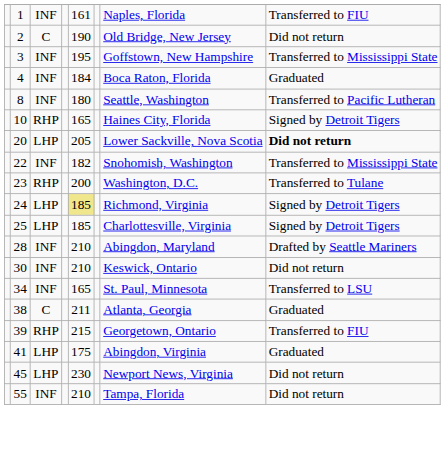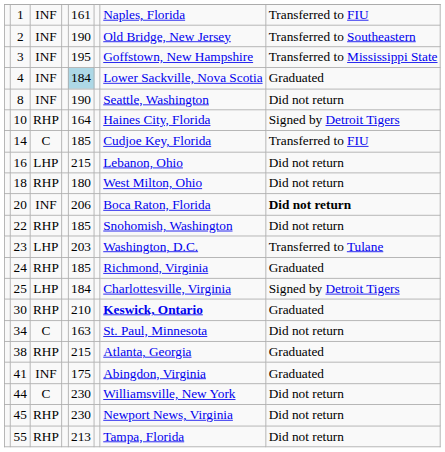(46, 36) C -> (46, 36) INF
(306, 36) Did not return -> (342, 36) Transferred to Southeastern
(81, 78) no background -> (81, 78) lightblue background
(157, 78) Boca Raton, Florida -> (183, 78) Lower Sackville, Nova Scotia
(81, 99) 180 -> (81, 99) 190
(352, 99) Transferred to Pacific Lutheran -> (306, 99) Did not return
(81, 120) 165 -> (81, 120) 164
+ row: (20, 141)
+ row: (20, 162)
+ row: (20, 183)
(46, 141) LHP -> (46, 204) INF
(81, 141) 205 -> (81, 204) 206
(183, 141) Lower Sackville, Nova Scotia -> (157, 204) Boca Raton, Florida
(46, 162) INF -> (46, 225) RHP
(81, 162) 182 -> (81, 225) 185
(353, 162) Transferred to Mississippi State -> (306, 225) Did not return
(46, 183) RHP -> (46, 246) LHP
(81, 183) 200 -> (81, 246) 203
(46, 204) LHP -> (46, 267) RHP
(81, 204) khaki background -> (81, 267) no background
(334, 204) Signed by Detroit Tigers -> (296, 267) Graduated
(81, 225) 185 -> (81, 288) 184
- row: (20, 246)
(46, 267) INF -> (46, 309) RHP
(150, 267) normal -> (153, 309) bold
(306, 267) Did not return -> (296, 309) Graduated
(46, 288) INF -> (46, 330) C
(81, 288) 165 -> (81, 330) 163
(320, 288) Transferred to LSU -> (306, 330) Did not return
(46, 309) C -> (46, 352) RHP
(81, 309) 211 -> (81, 352) 215
- row: (20, 330)
(46, 352) LHP -> (46, 373) INF
+ row: (20, 394)
(46, 373) LHP -> (46, 415) RHP
(46, 394) INF -> (46, 436) RHP
(81, 394) 210 -> (81, 436) 213
